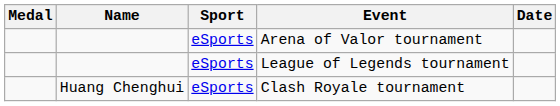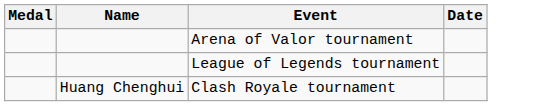- column: (222, 17)
